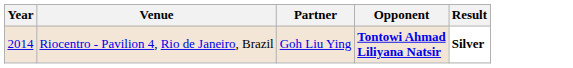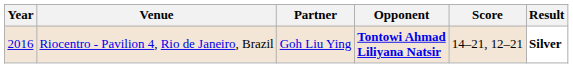+ column: (487, 15)
(20, 44) 2014 -> (20, 44) 2016
